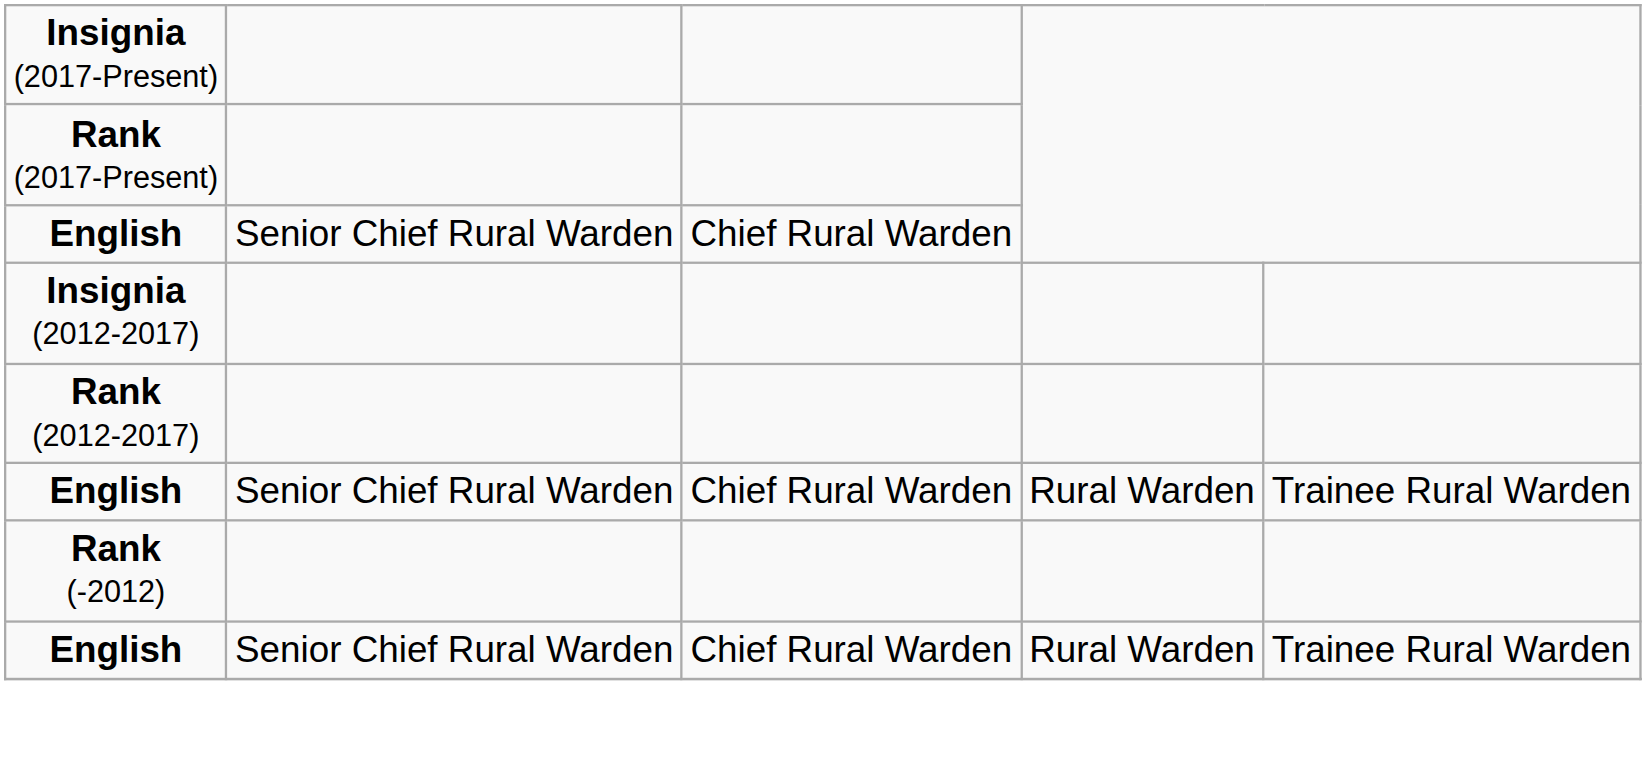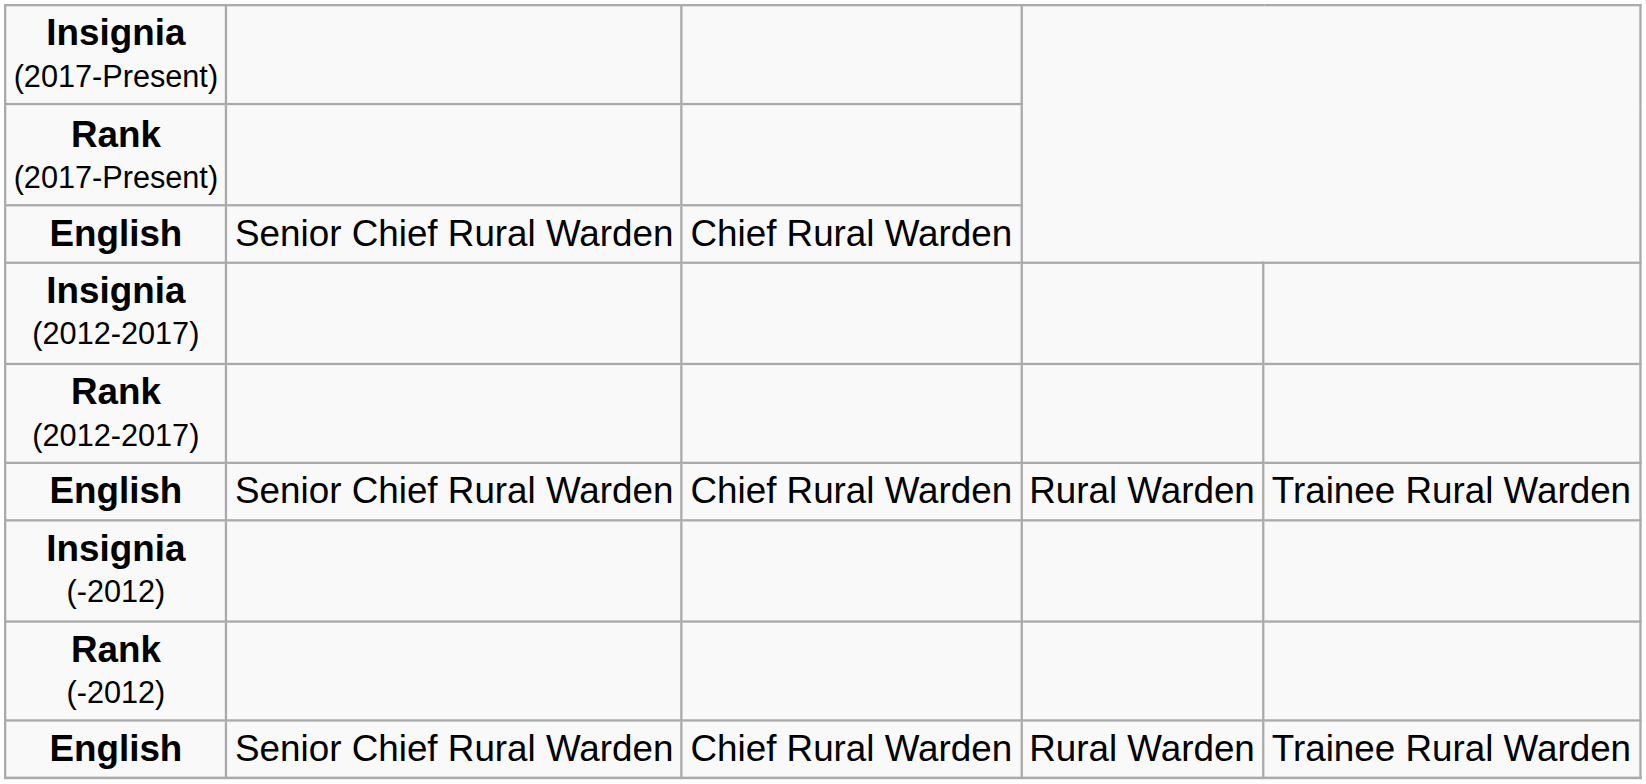+ row: (116, 570)
